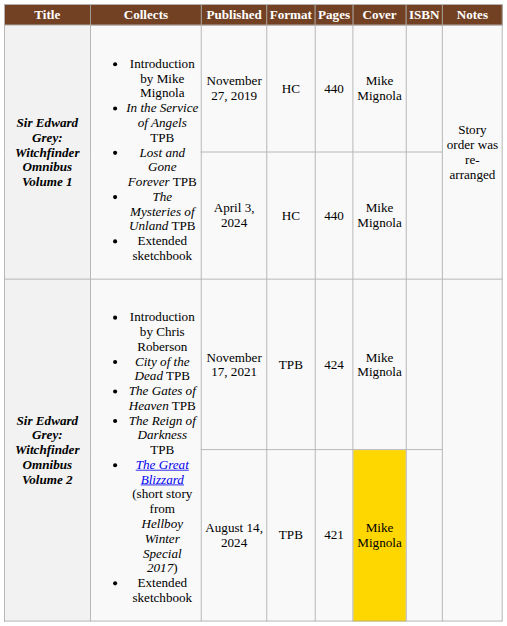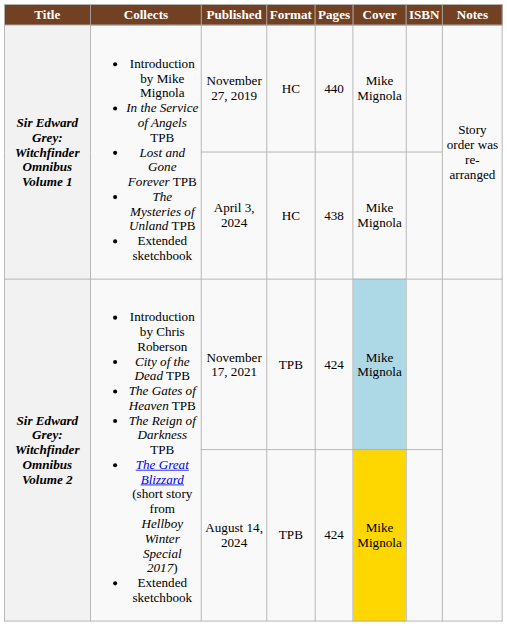(334, 215) 440 -> (334, 215) 438
(380, 364) no background -> (380, 364) lightblue background
(334, 535) 421 -> (334, 535) 424
